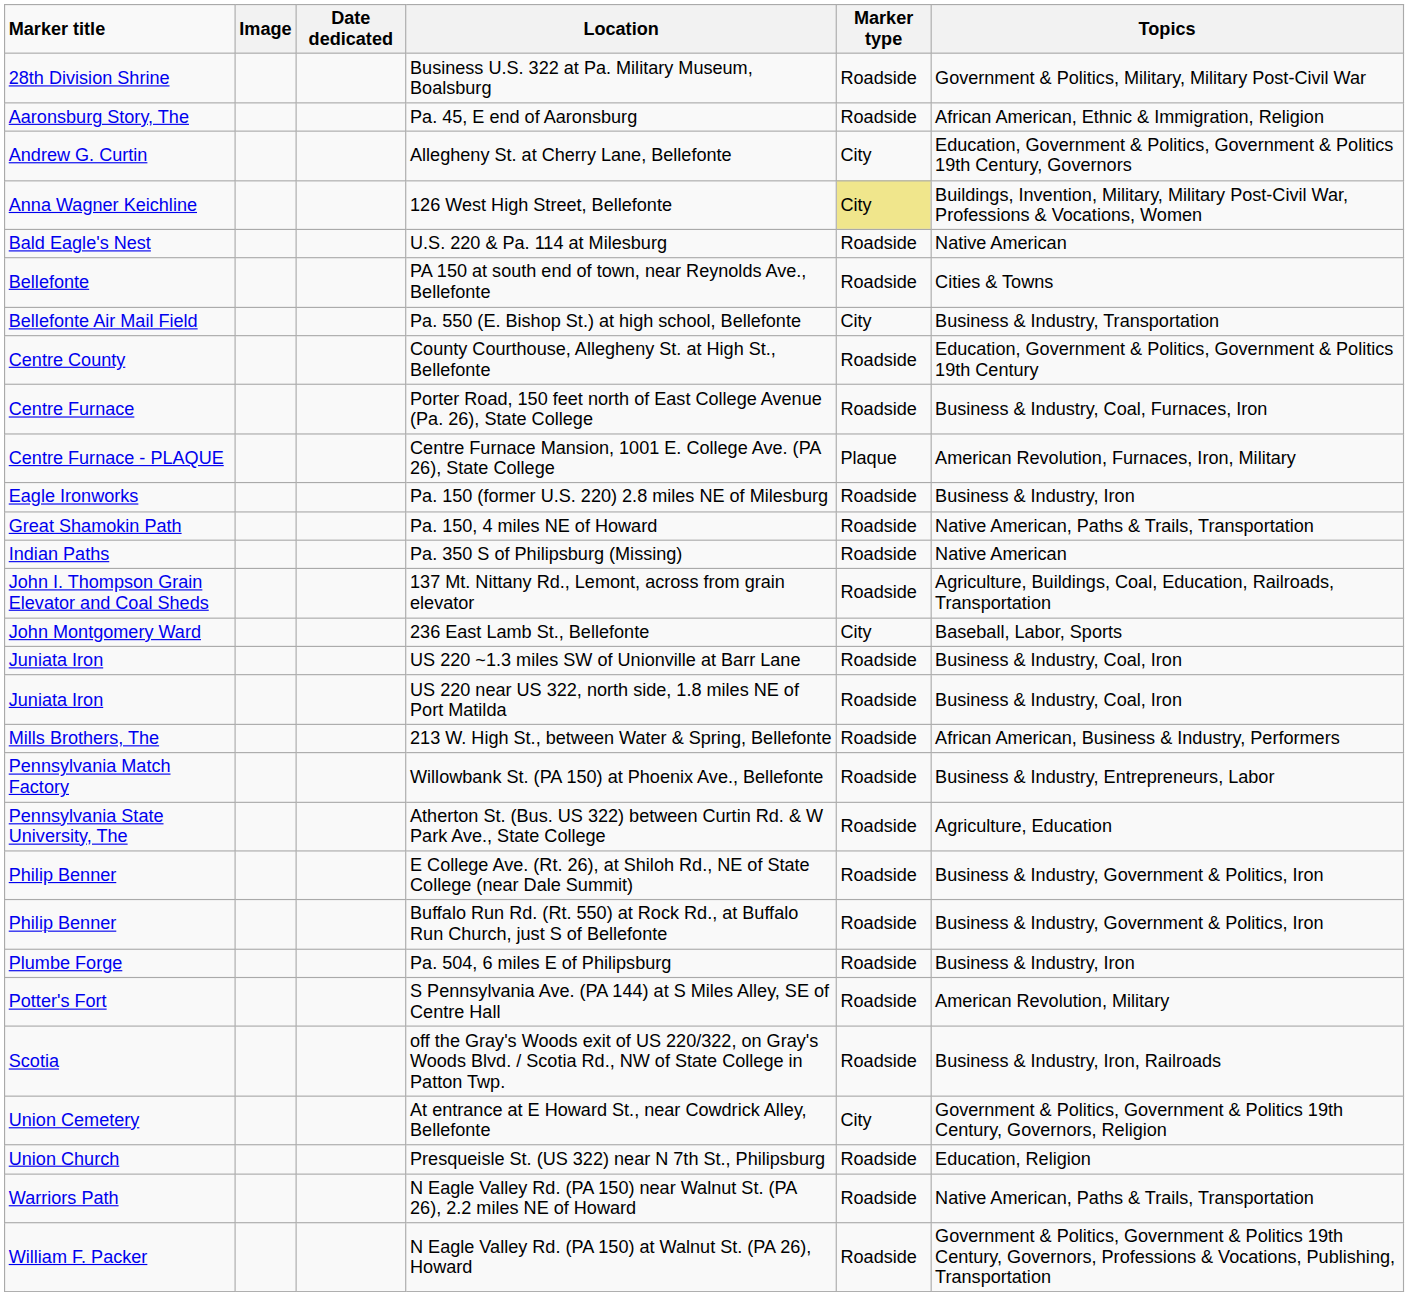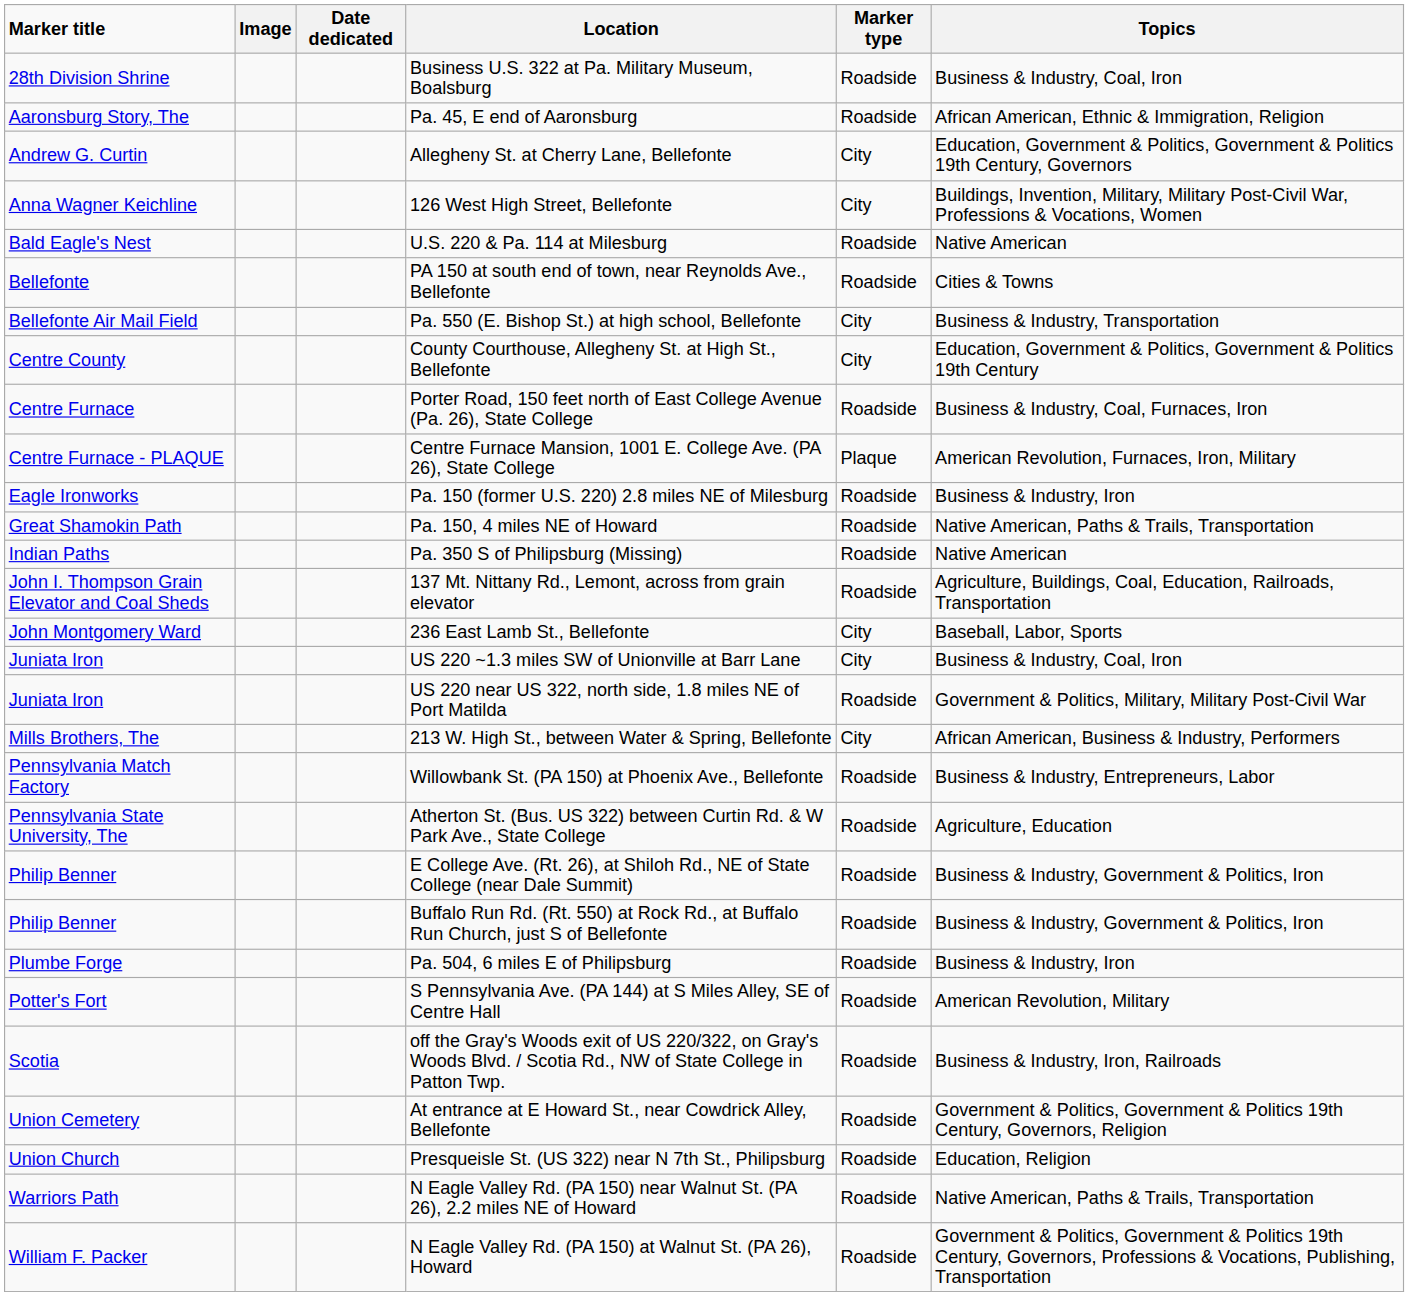(1151, 78) Government & Politics, Military, Military Post-Civil War -> (1059, 78) Business & Industry, Coal, Iron
(856, 204) khaki background -> (856, 204) no background
(879, 360) Roadside -> (856, 360) City
(879, 660) Roadside -> (856, 660) City
(1059, 699) Business & Industry, Coal, Iron -> (1151, 699) Government & Politics, Military, Military Post-Civil War
(879, 738) Roadside -> (856, 738) City
(856, 1120) City -> (879, 1120) Roadside
